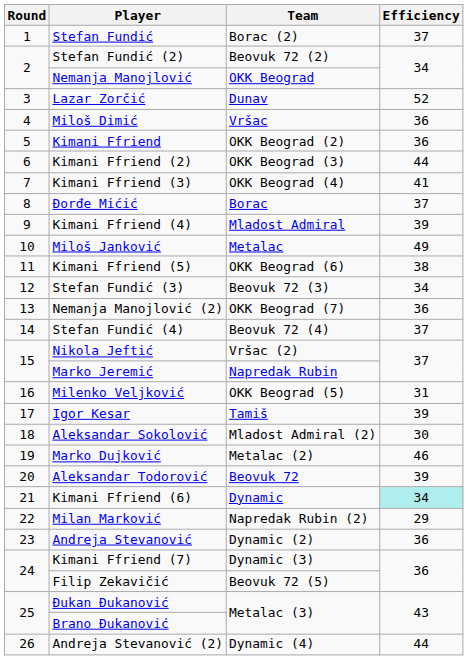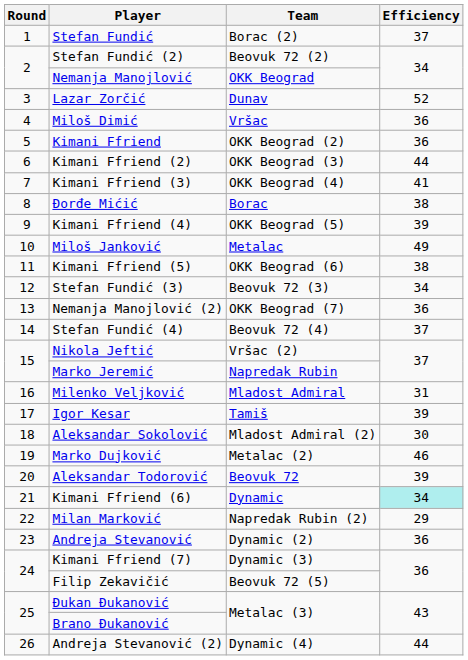(421, 204) 37 -> (421, 204) 38
(287, 225) Mladost Admiral -> (287, 225) OKK Beograd (5)
(287, 393) OKK Beograd (5) -> (287, 393) Mladost Admiral
